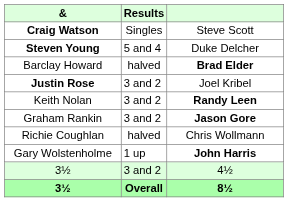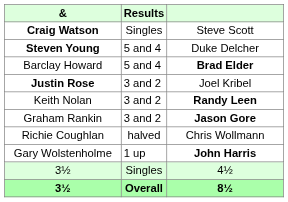(144, 65) halved -> (142, 65) 5 and 4
(142, 170) 3 and 2 -> (144, 170) Singles
